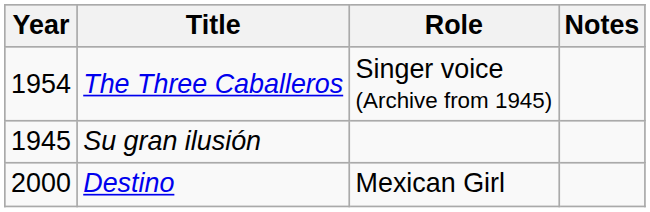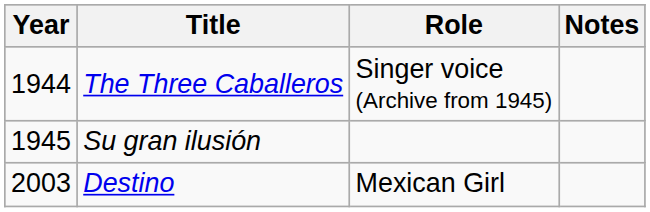(41, 83) 1954 -> (41, 83) 1944
(41, 183) 2000 -> (41, 183) 2003
